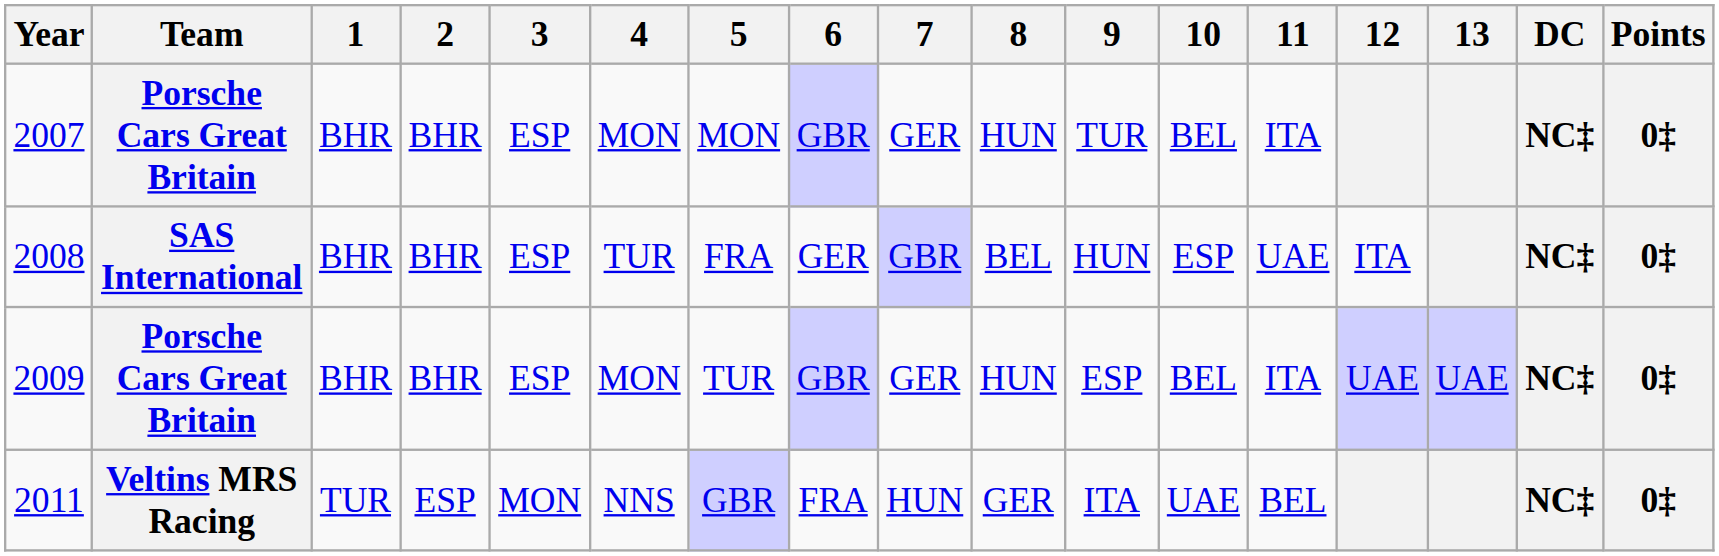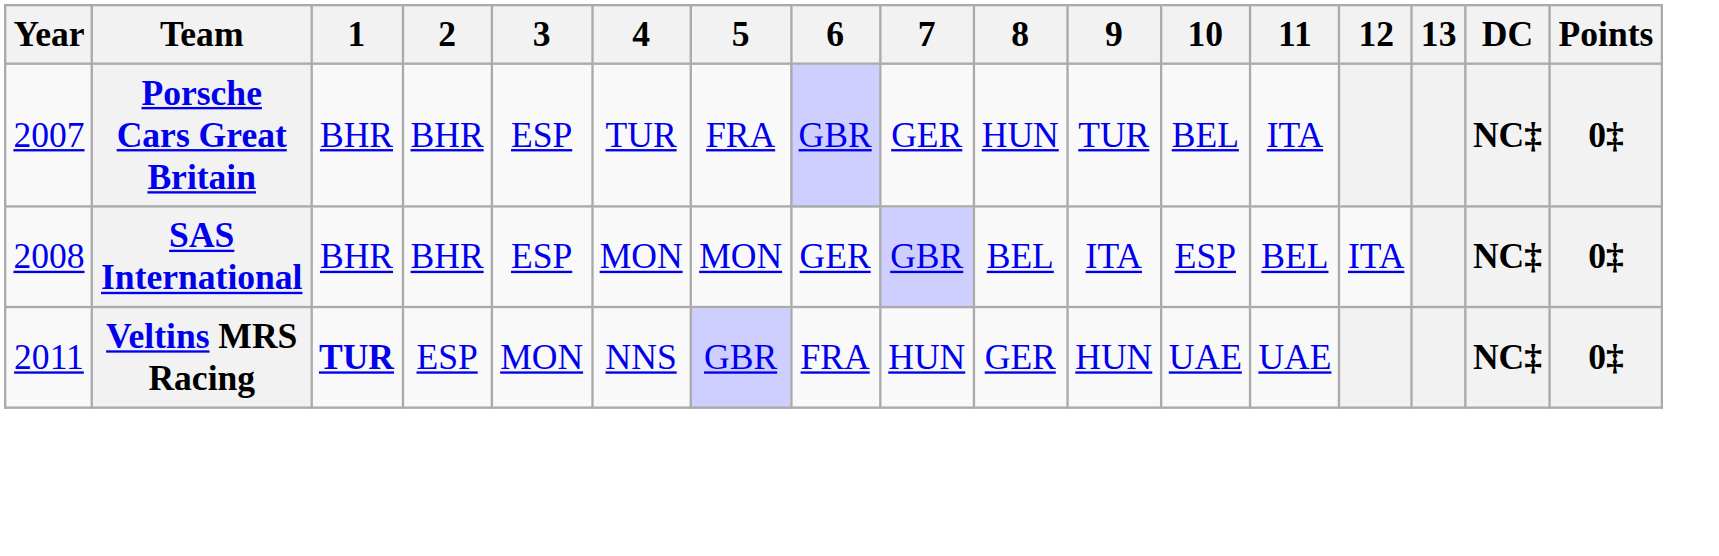(639, 134) MON -> (641, 134) TUR
(739, 134) MON -> (741, 134) FRA
(639, 256) TUR -> (641, 256) MON
(739, 256) FRA -> (741, 256) MON
(1112, 256) HUN -> (1114, 256) ITA
(1293, 256) UAE -> (1295, 256) BEL
- row: (49, 378)
(355, 500) normal -> (356, 357) bold
(1112, 500) ITA -> (1114, 357) HUN
(1293, 500) BEL -> (1295, 357) UAE
